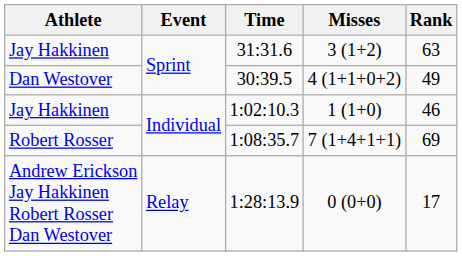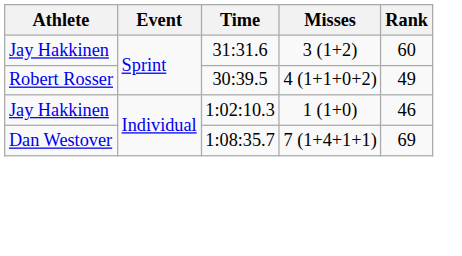(431, 50) 63 -> (407, 50) 60
(61, 80) Dan Westover -> (61, 80) Robert Rosser
(61, 140) Robert Rosser -> (61, 140) Dan Westover
- row: (264, 203)
